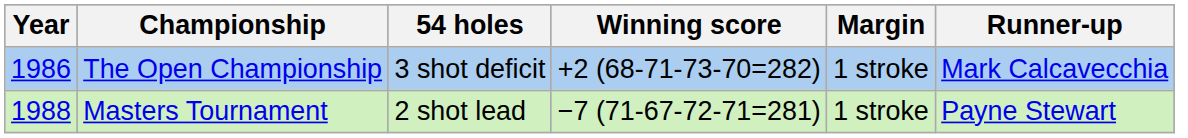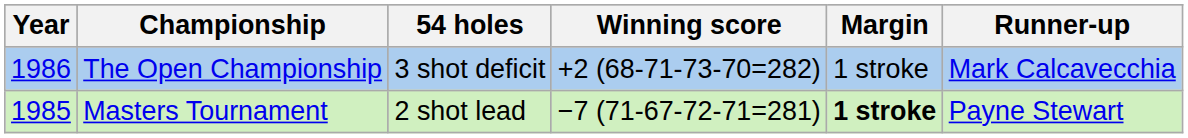(41, 111) 1988 -> (41, 111) 1985
(881, 111) normal -> (885, 111) bold
